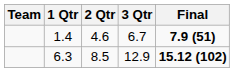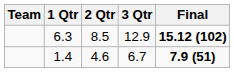rows swapped: (63, 57) <-> (63, 36)
